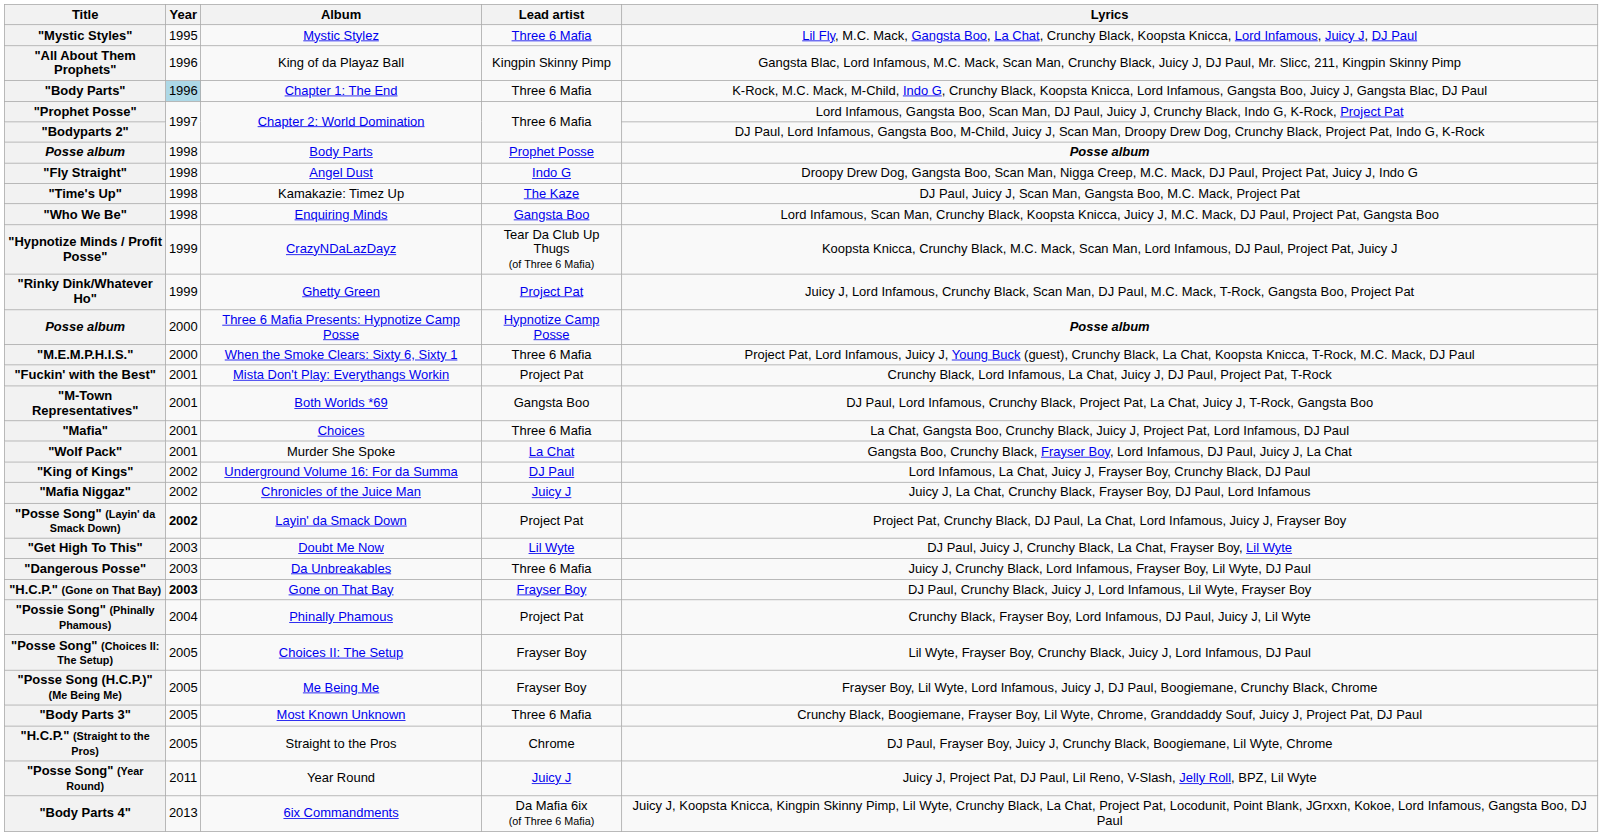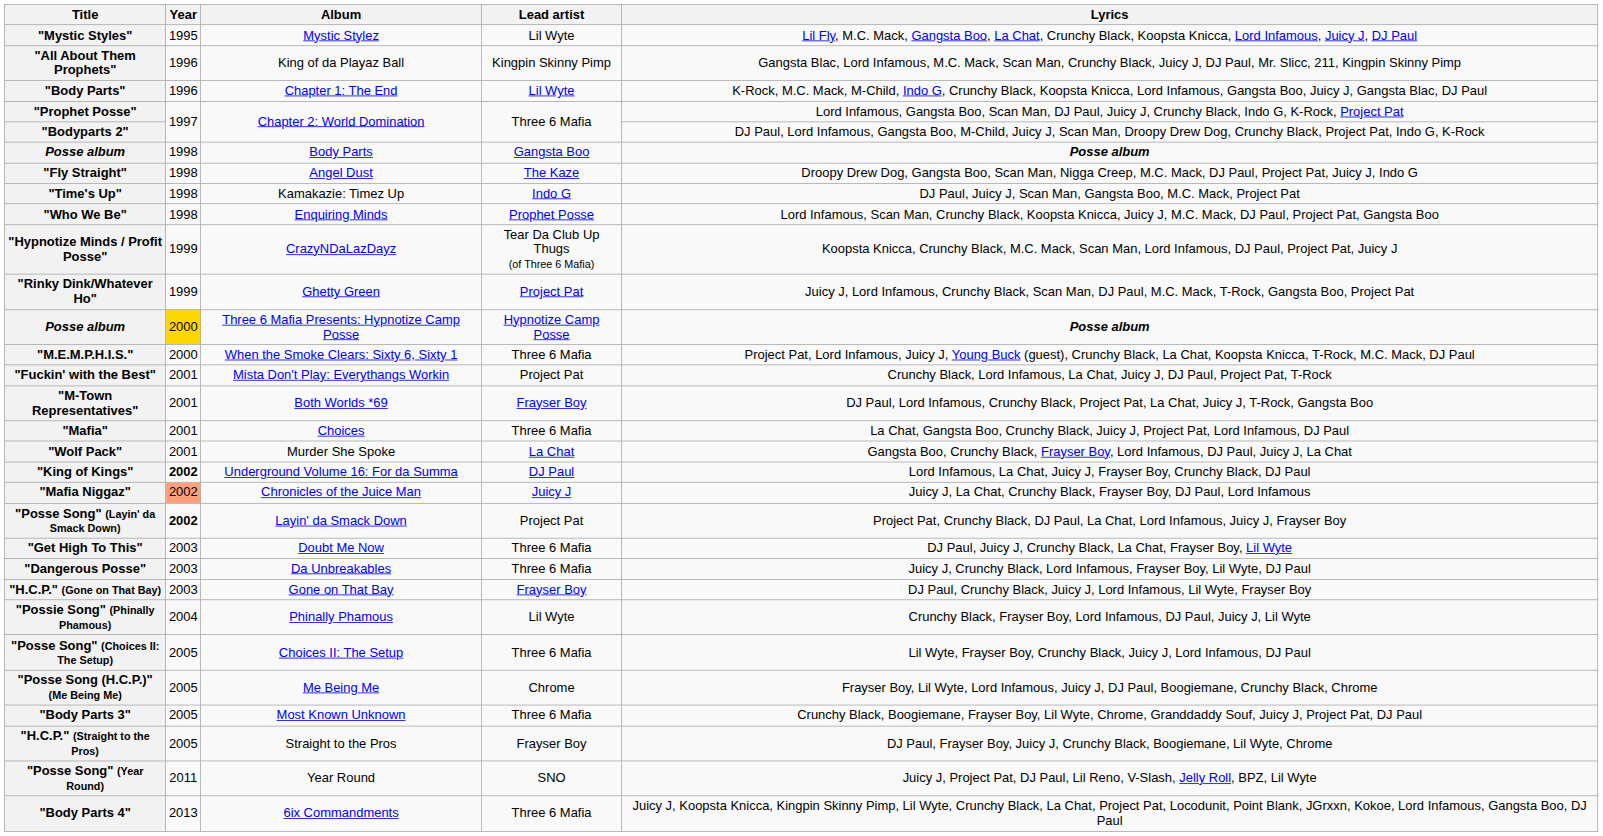(552, 35) Three 6 Mafia -> (552, 35) Lil Wyte
(183, 91) lightblue background -> (183, 91) no background
(552, 91) Three 6 Mafia -> (552, 91) Lil Wyte
(552, 152) Prophet Posse -> (552, 152) Gangsta Boo
(552, 173) Indo G -> (552, 173) The Kaze
(552, 193) The Kaze -> (552, 193) Indo G
(552, 214) Gangsta Boo -> (552, 214) Prophet Posse
(183, 327) no background -> (183, 327) gold background
(552, 403) Gangsta Boo -> (552, 403) Frayser Boy
(183, 472) normal -> (183, 472) bold
(183, 492) no background -> (183, 492) lightsalmon background
(552, 548) Lil Wyte -> (552, 548) Three 6 Mafia
(183, 589) bold -> (183, 589) normal
(552, 617) Project Pat -> (552, 617) Lil Wyte
(552, 652) Frayser Boy -> (552, 652) Three 6 Mafia
(552, 687) Frayser Boy -> (552, 687) Chrome
(552, 743) Chrome -> (552, 743) Frayser Boy
(552, 778) Juicy J -> (552, 778) SNO
(552, 813) Da Mafia 6ix (of Three 6 Mafia) -> (552, 813) Three 6 Mafia
